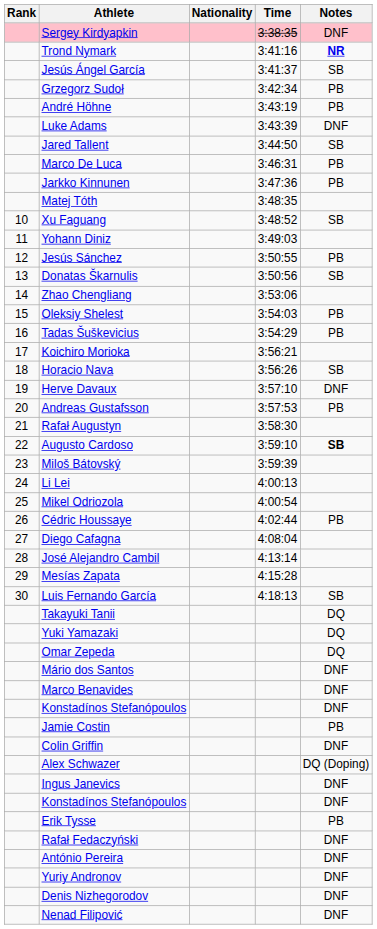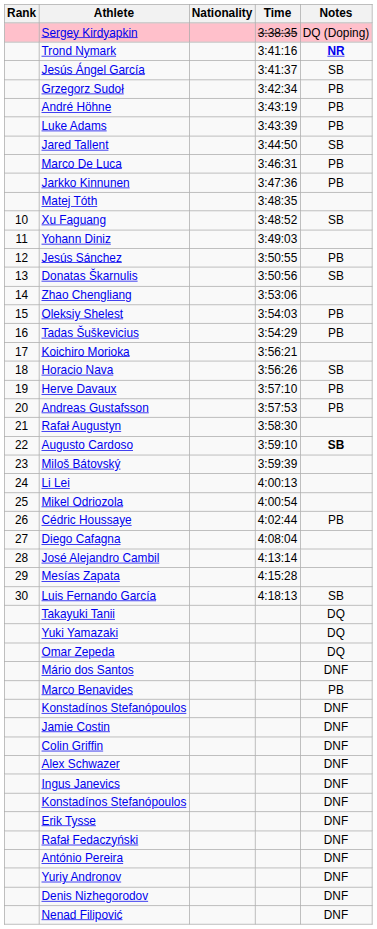(336, 32) DNF -> (336, 32) DQ (Doping)
(336, 126) DNF -> (336, 126) PB
(336, 389) DNF -> (336, 389) PB
(336, 689) DNF -> (336, 689) PB
(336, 727) PB -> (336, 727) DNF
(336, 764) DQ (Doping) -> (336, 764) DNF
(336, 821) PB -> (336, 821) DNF
